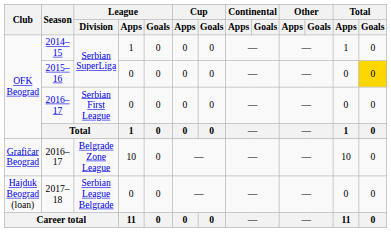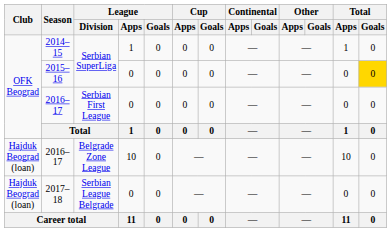(23, 157) Grafičar Beograd -> (23, 157) Hajduk Beograd (loan)
